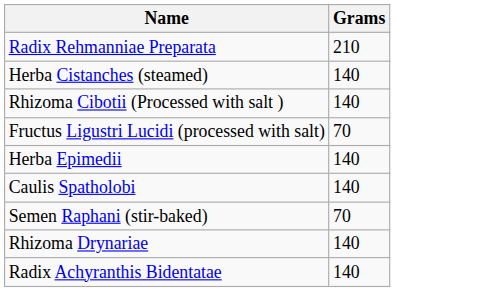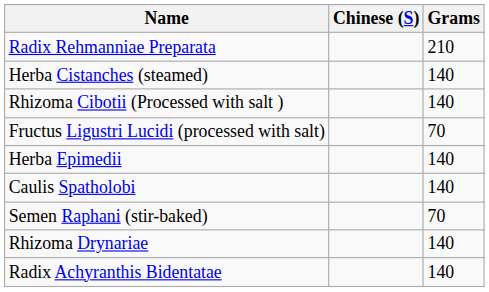+ column: (376, 18)
